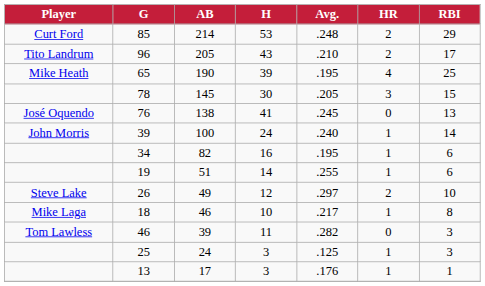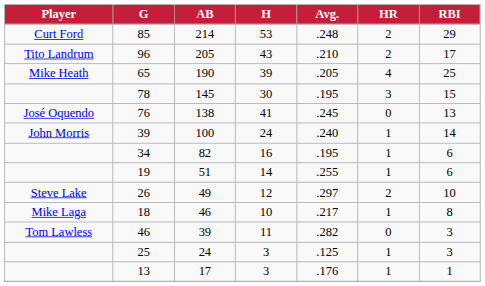(327, 73) .195 -> (327, 73) .205
(327, 93) .205 -> (327, 93) .195
